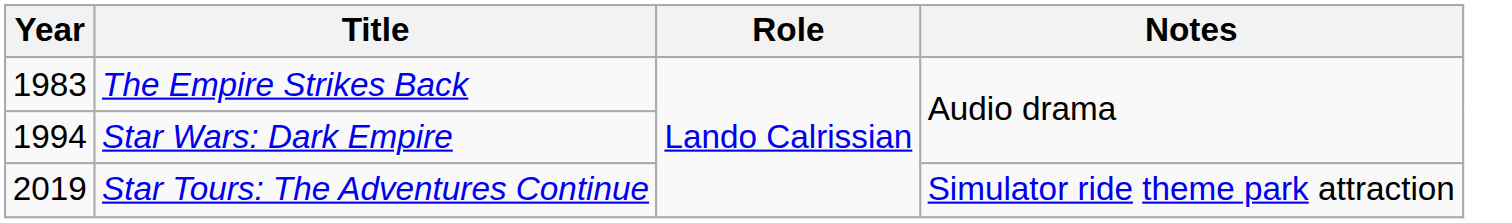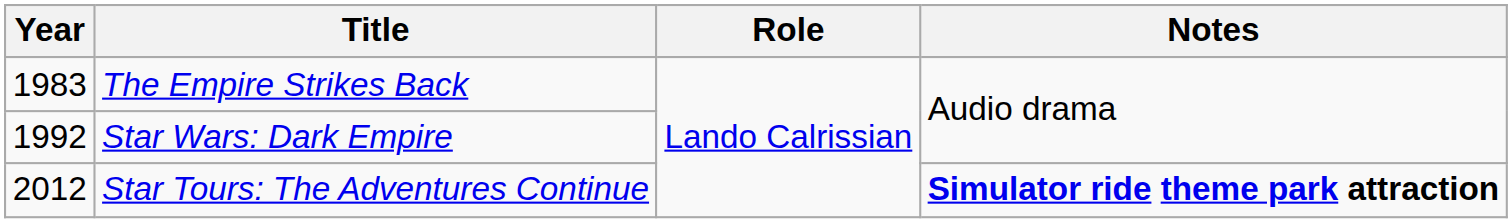(50, 136) 1994 -> (50, 136) 1992
(50, 189) 2019 -> (50, 189) 2012
(1191, 189) normal -> (1213, 189) bold
